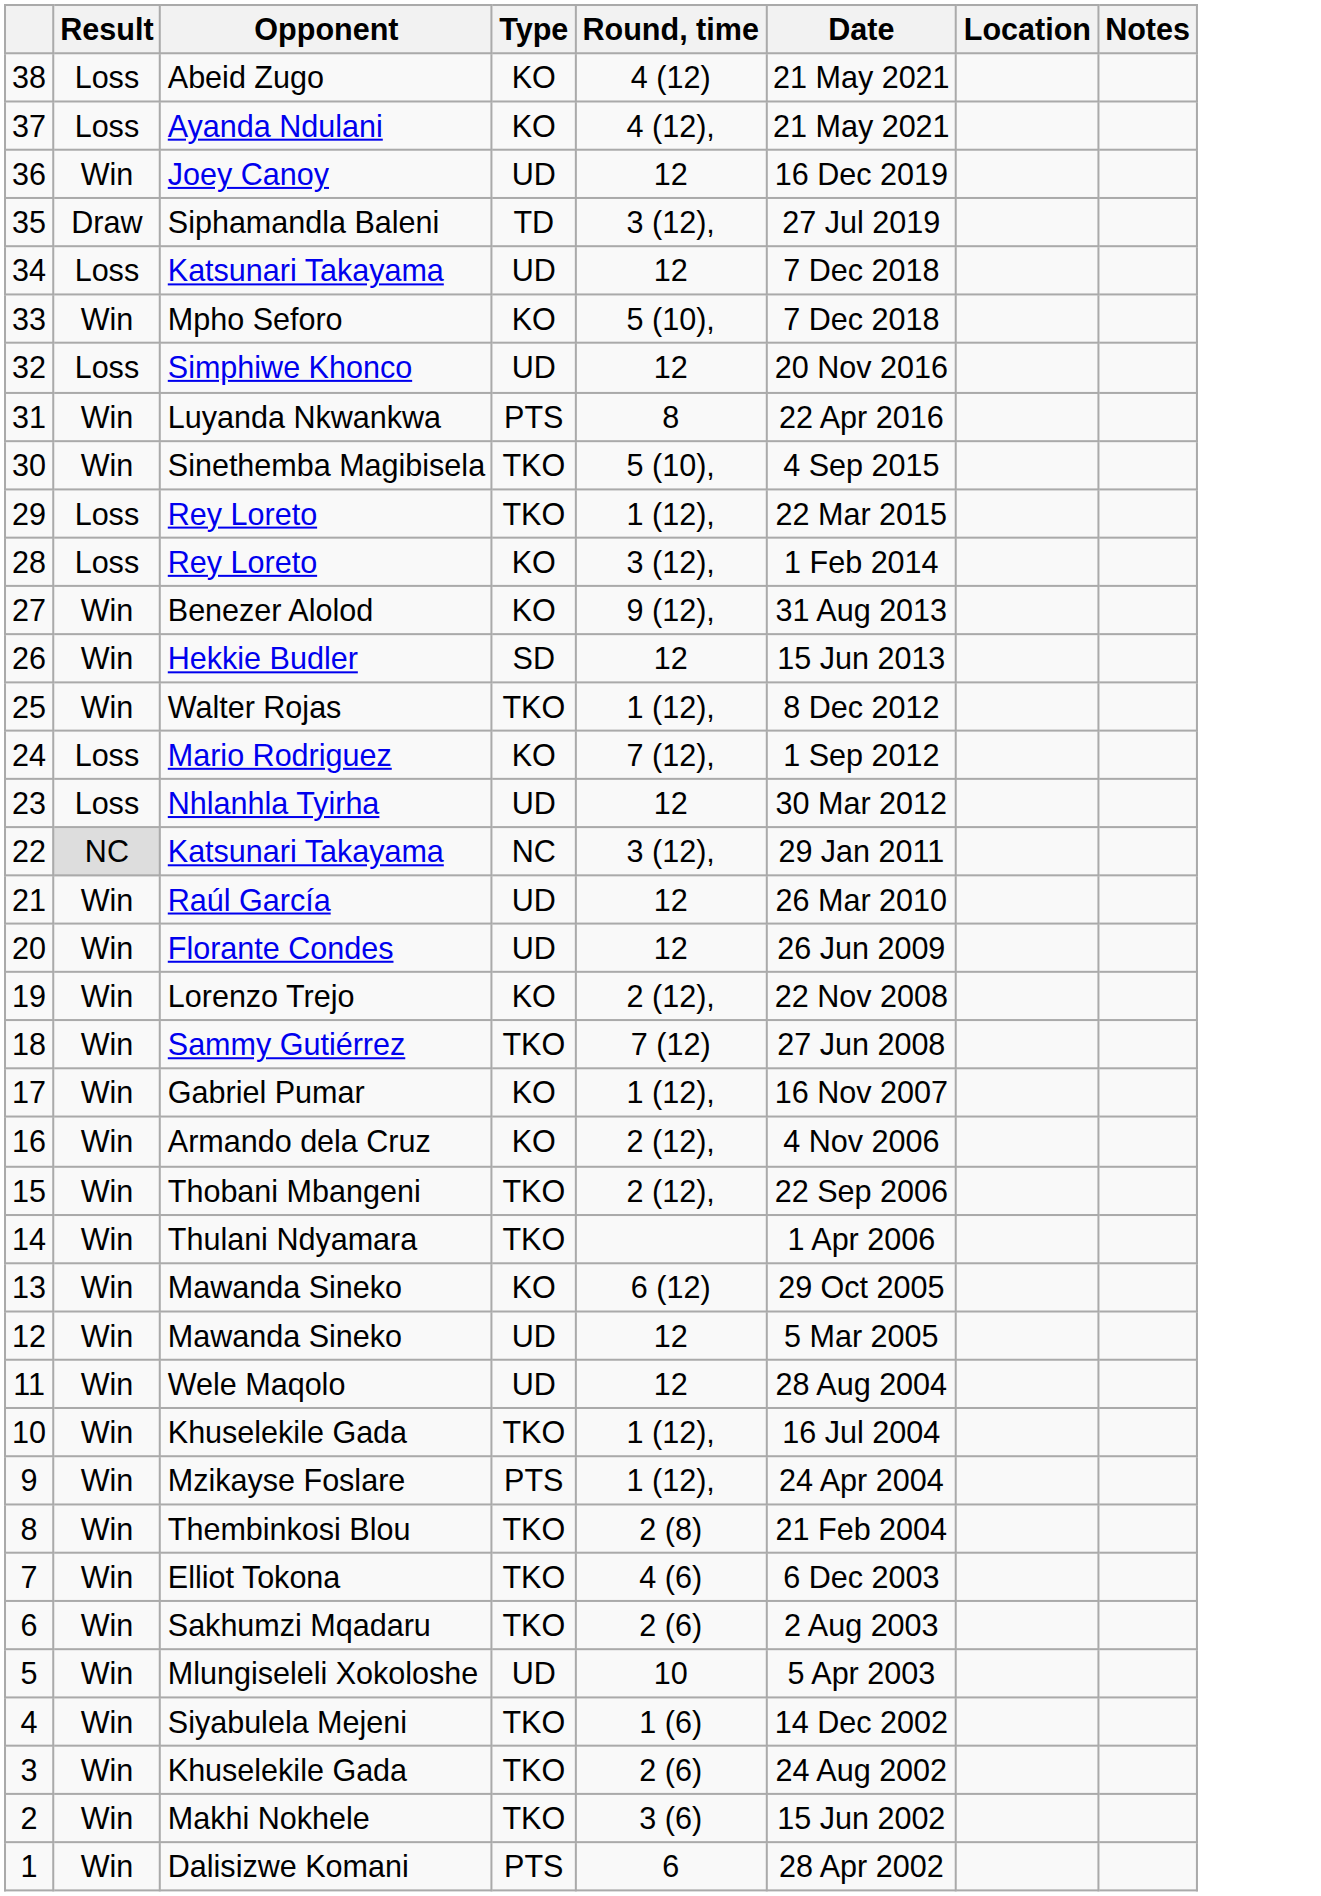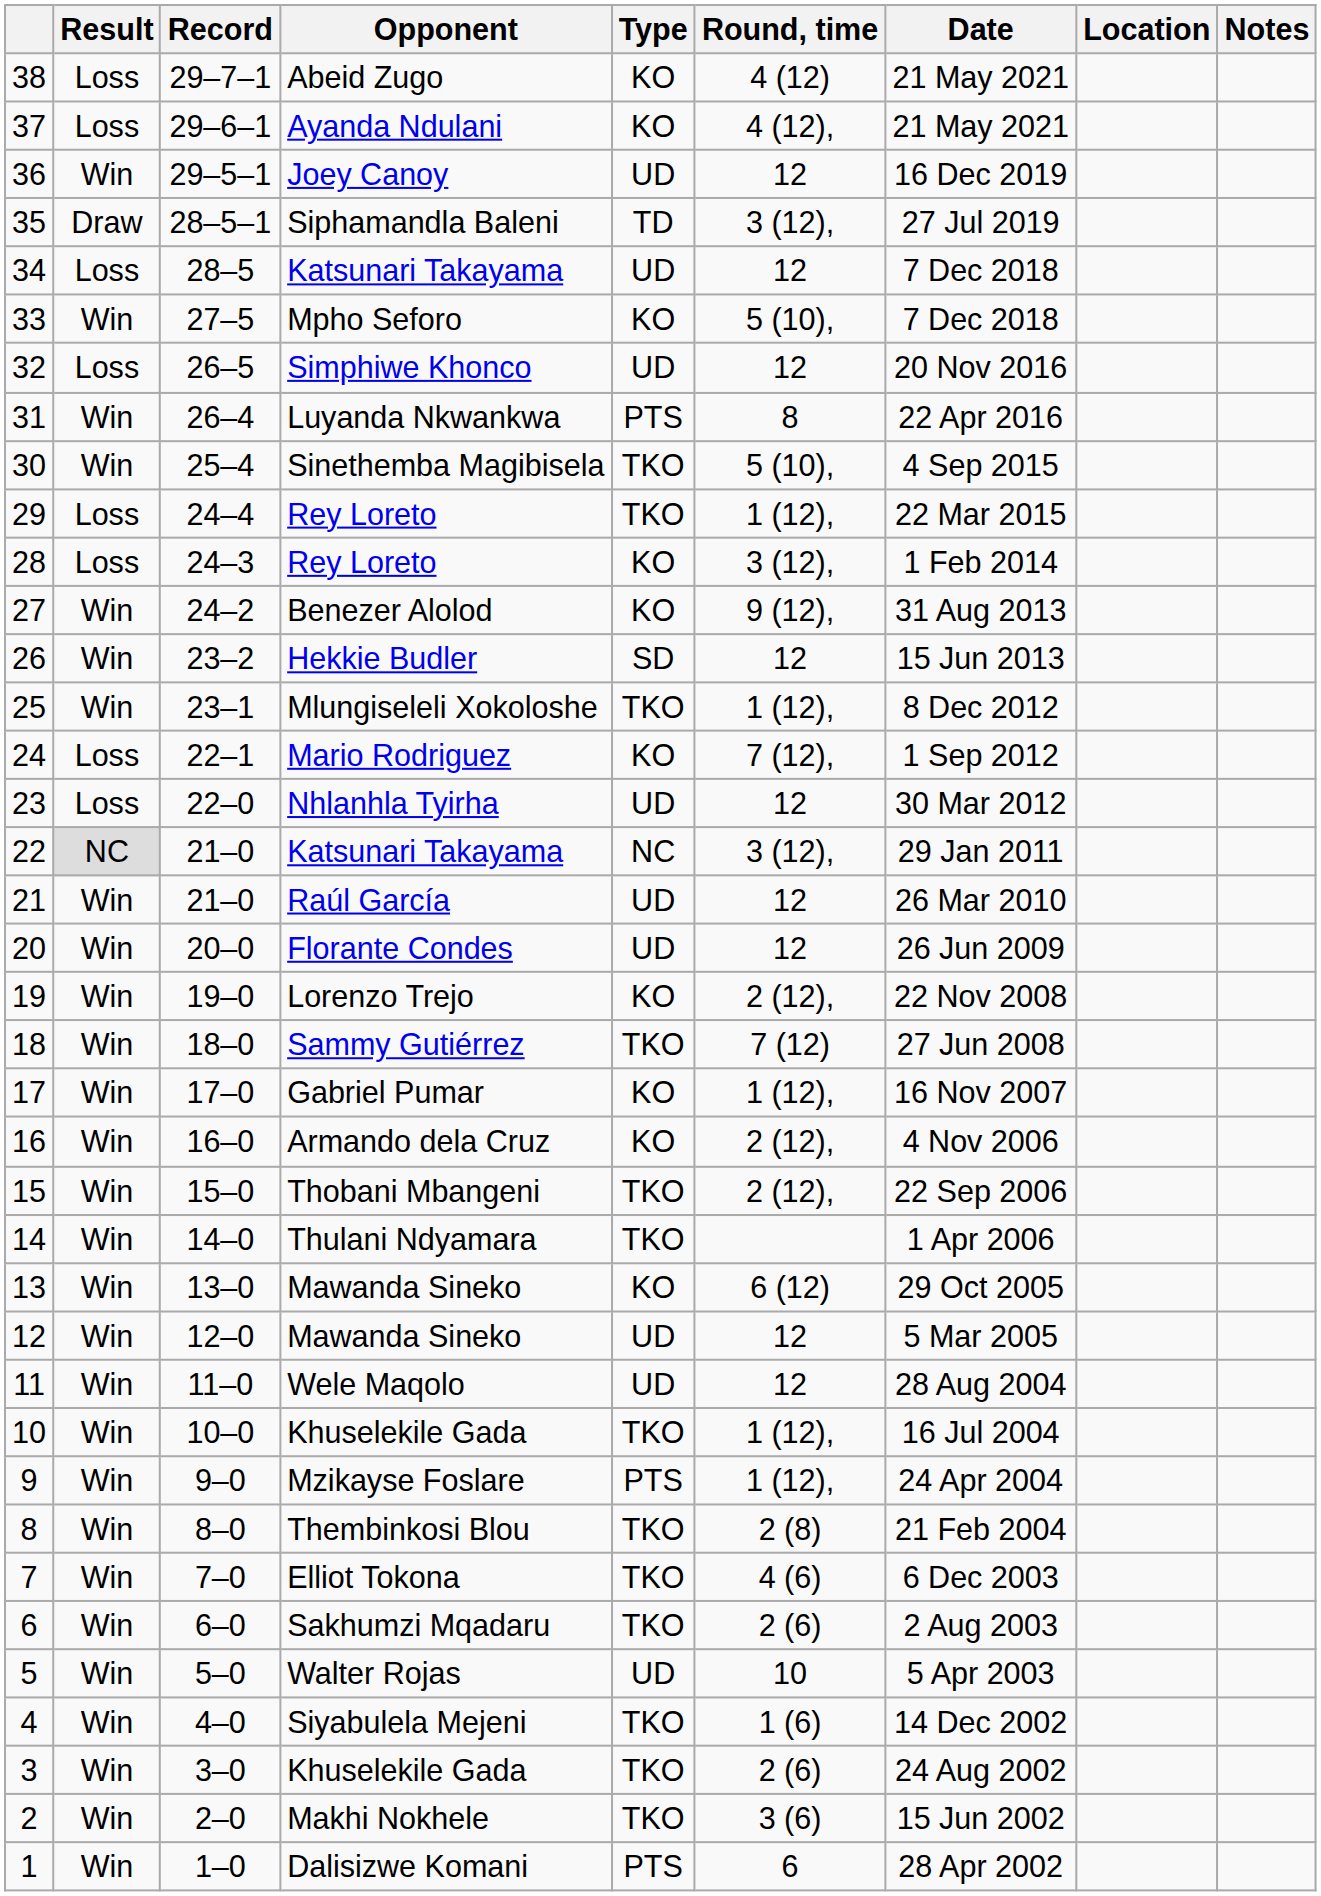+ column: (220, 29)
(255, 706) Walter Rojas -> (442, 706) Mlungiseleli Xokoloshe
(323, 1674) Mlungiseleli Xokoloshe -> (374, 1674) Walter Rojas
